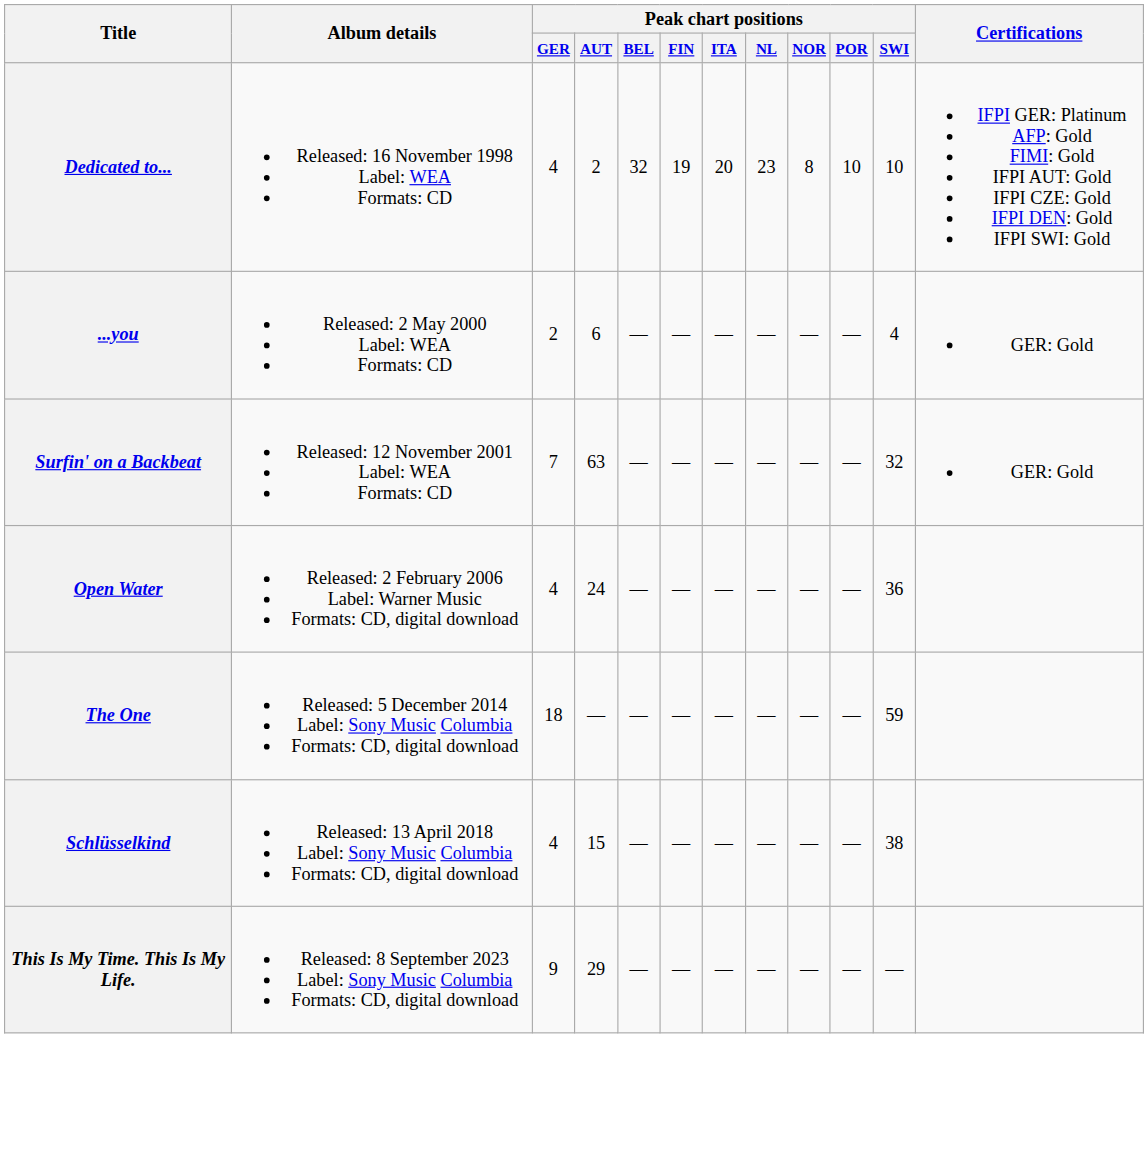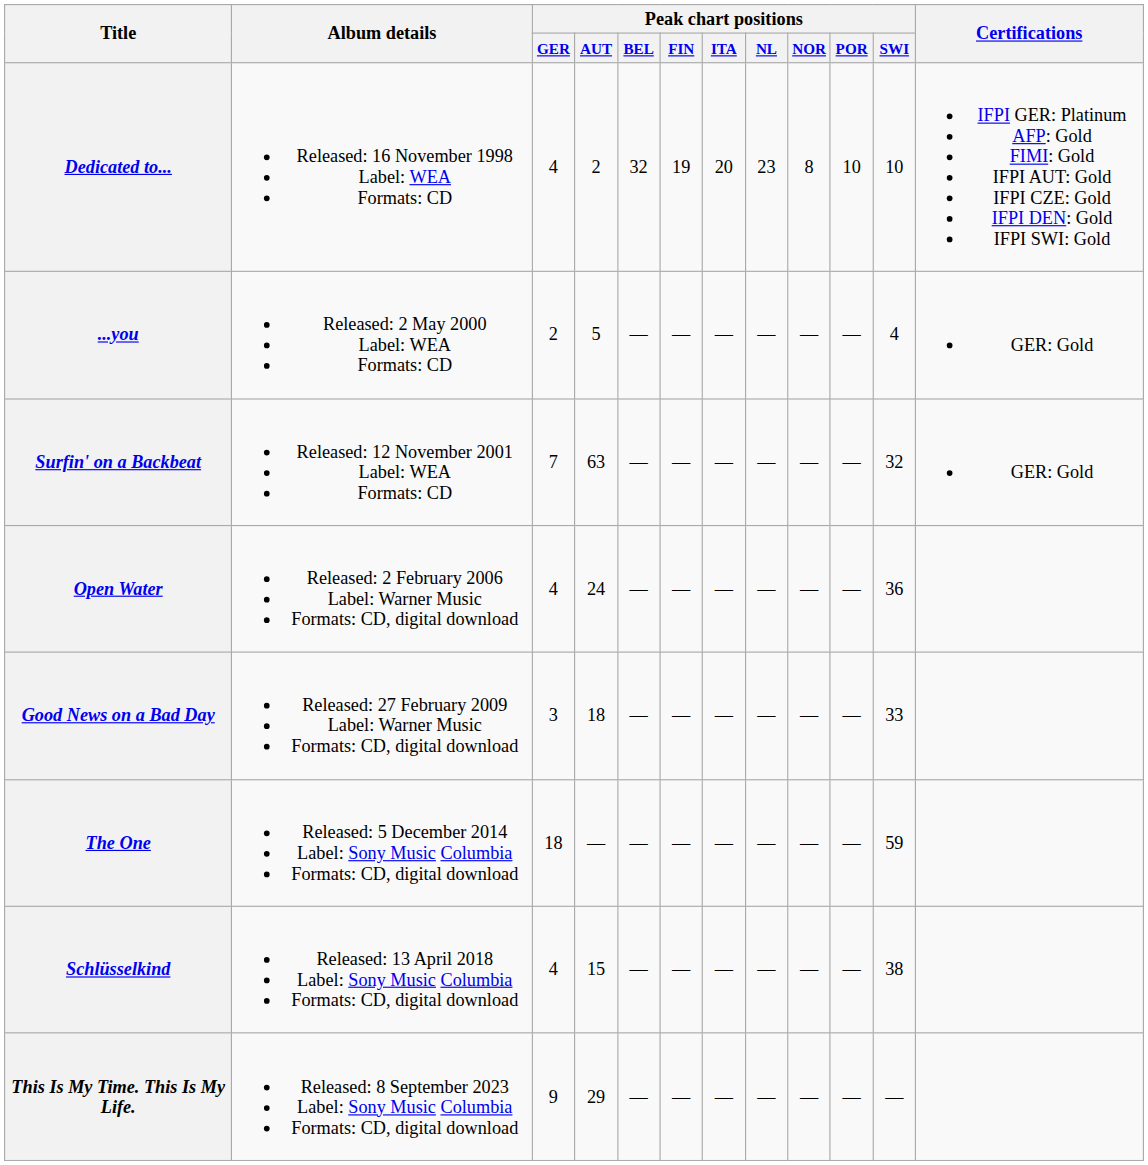(596, 334) 6 -> (596, 334) 5
+ row: (118, 715)
